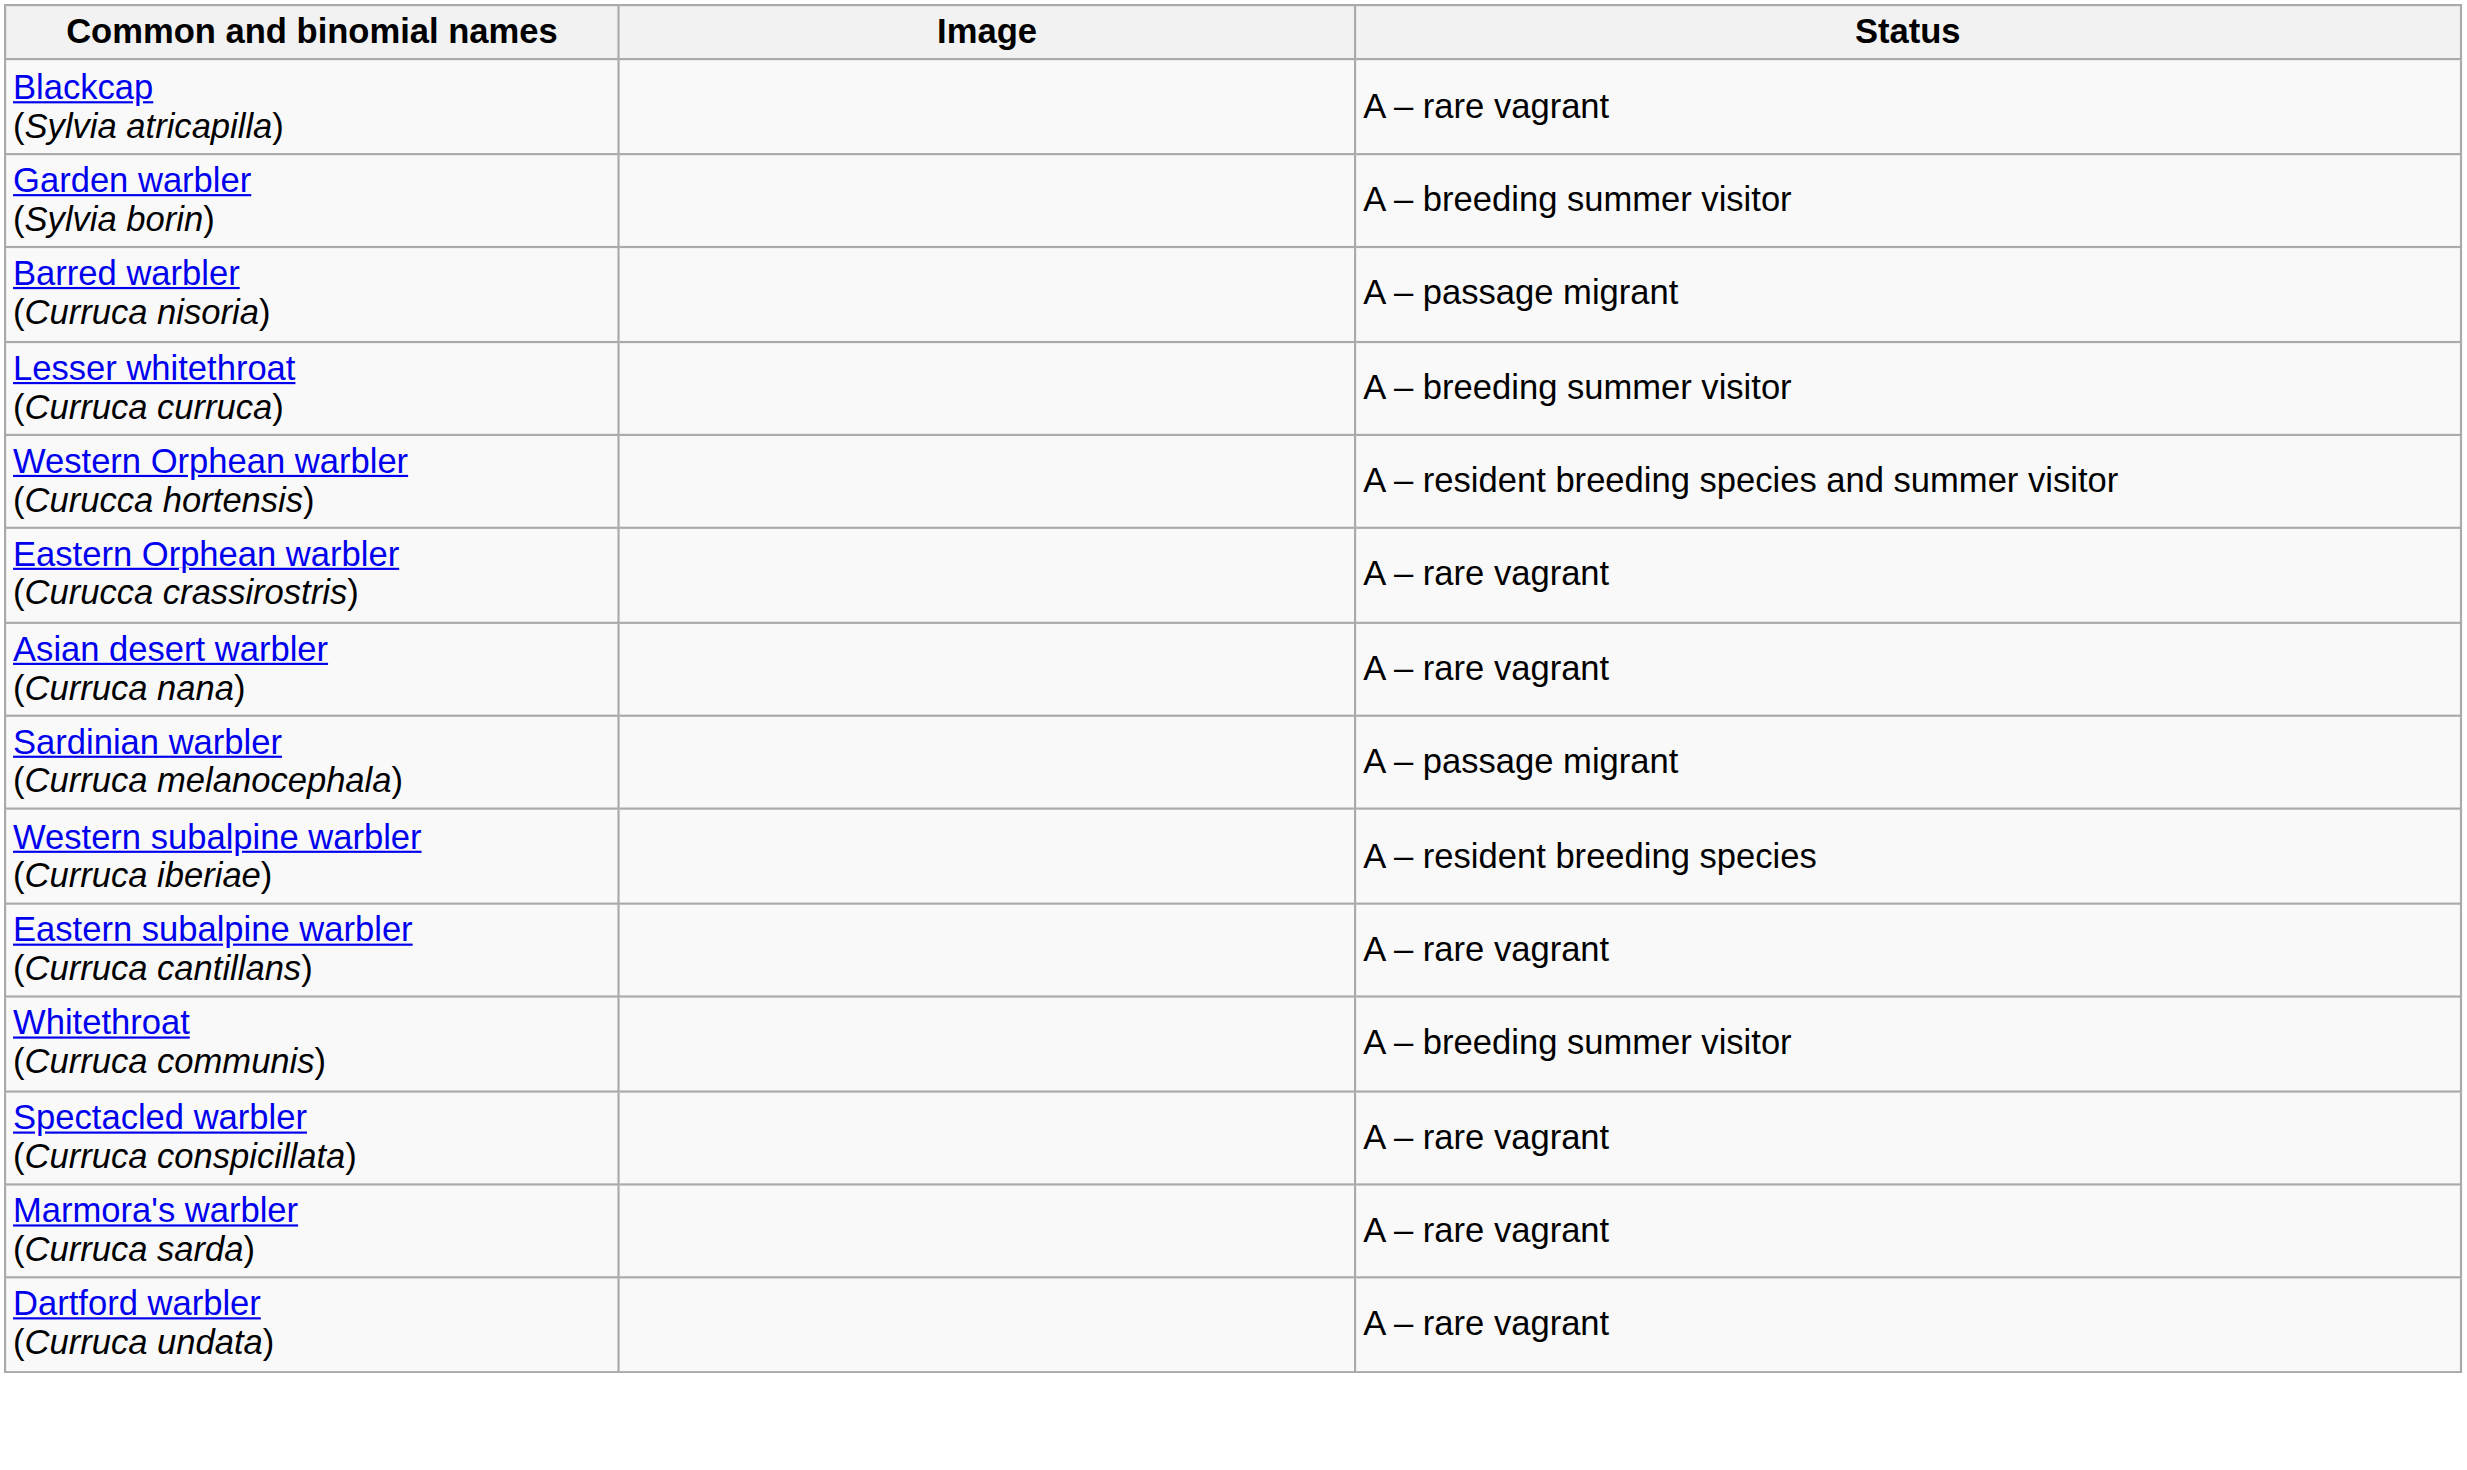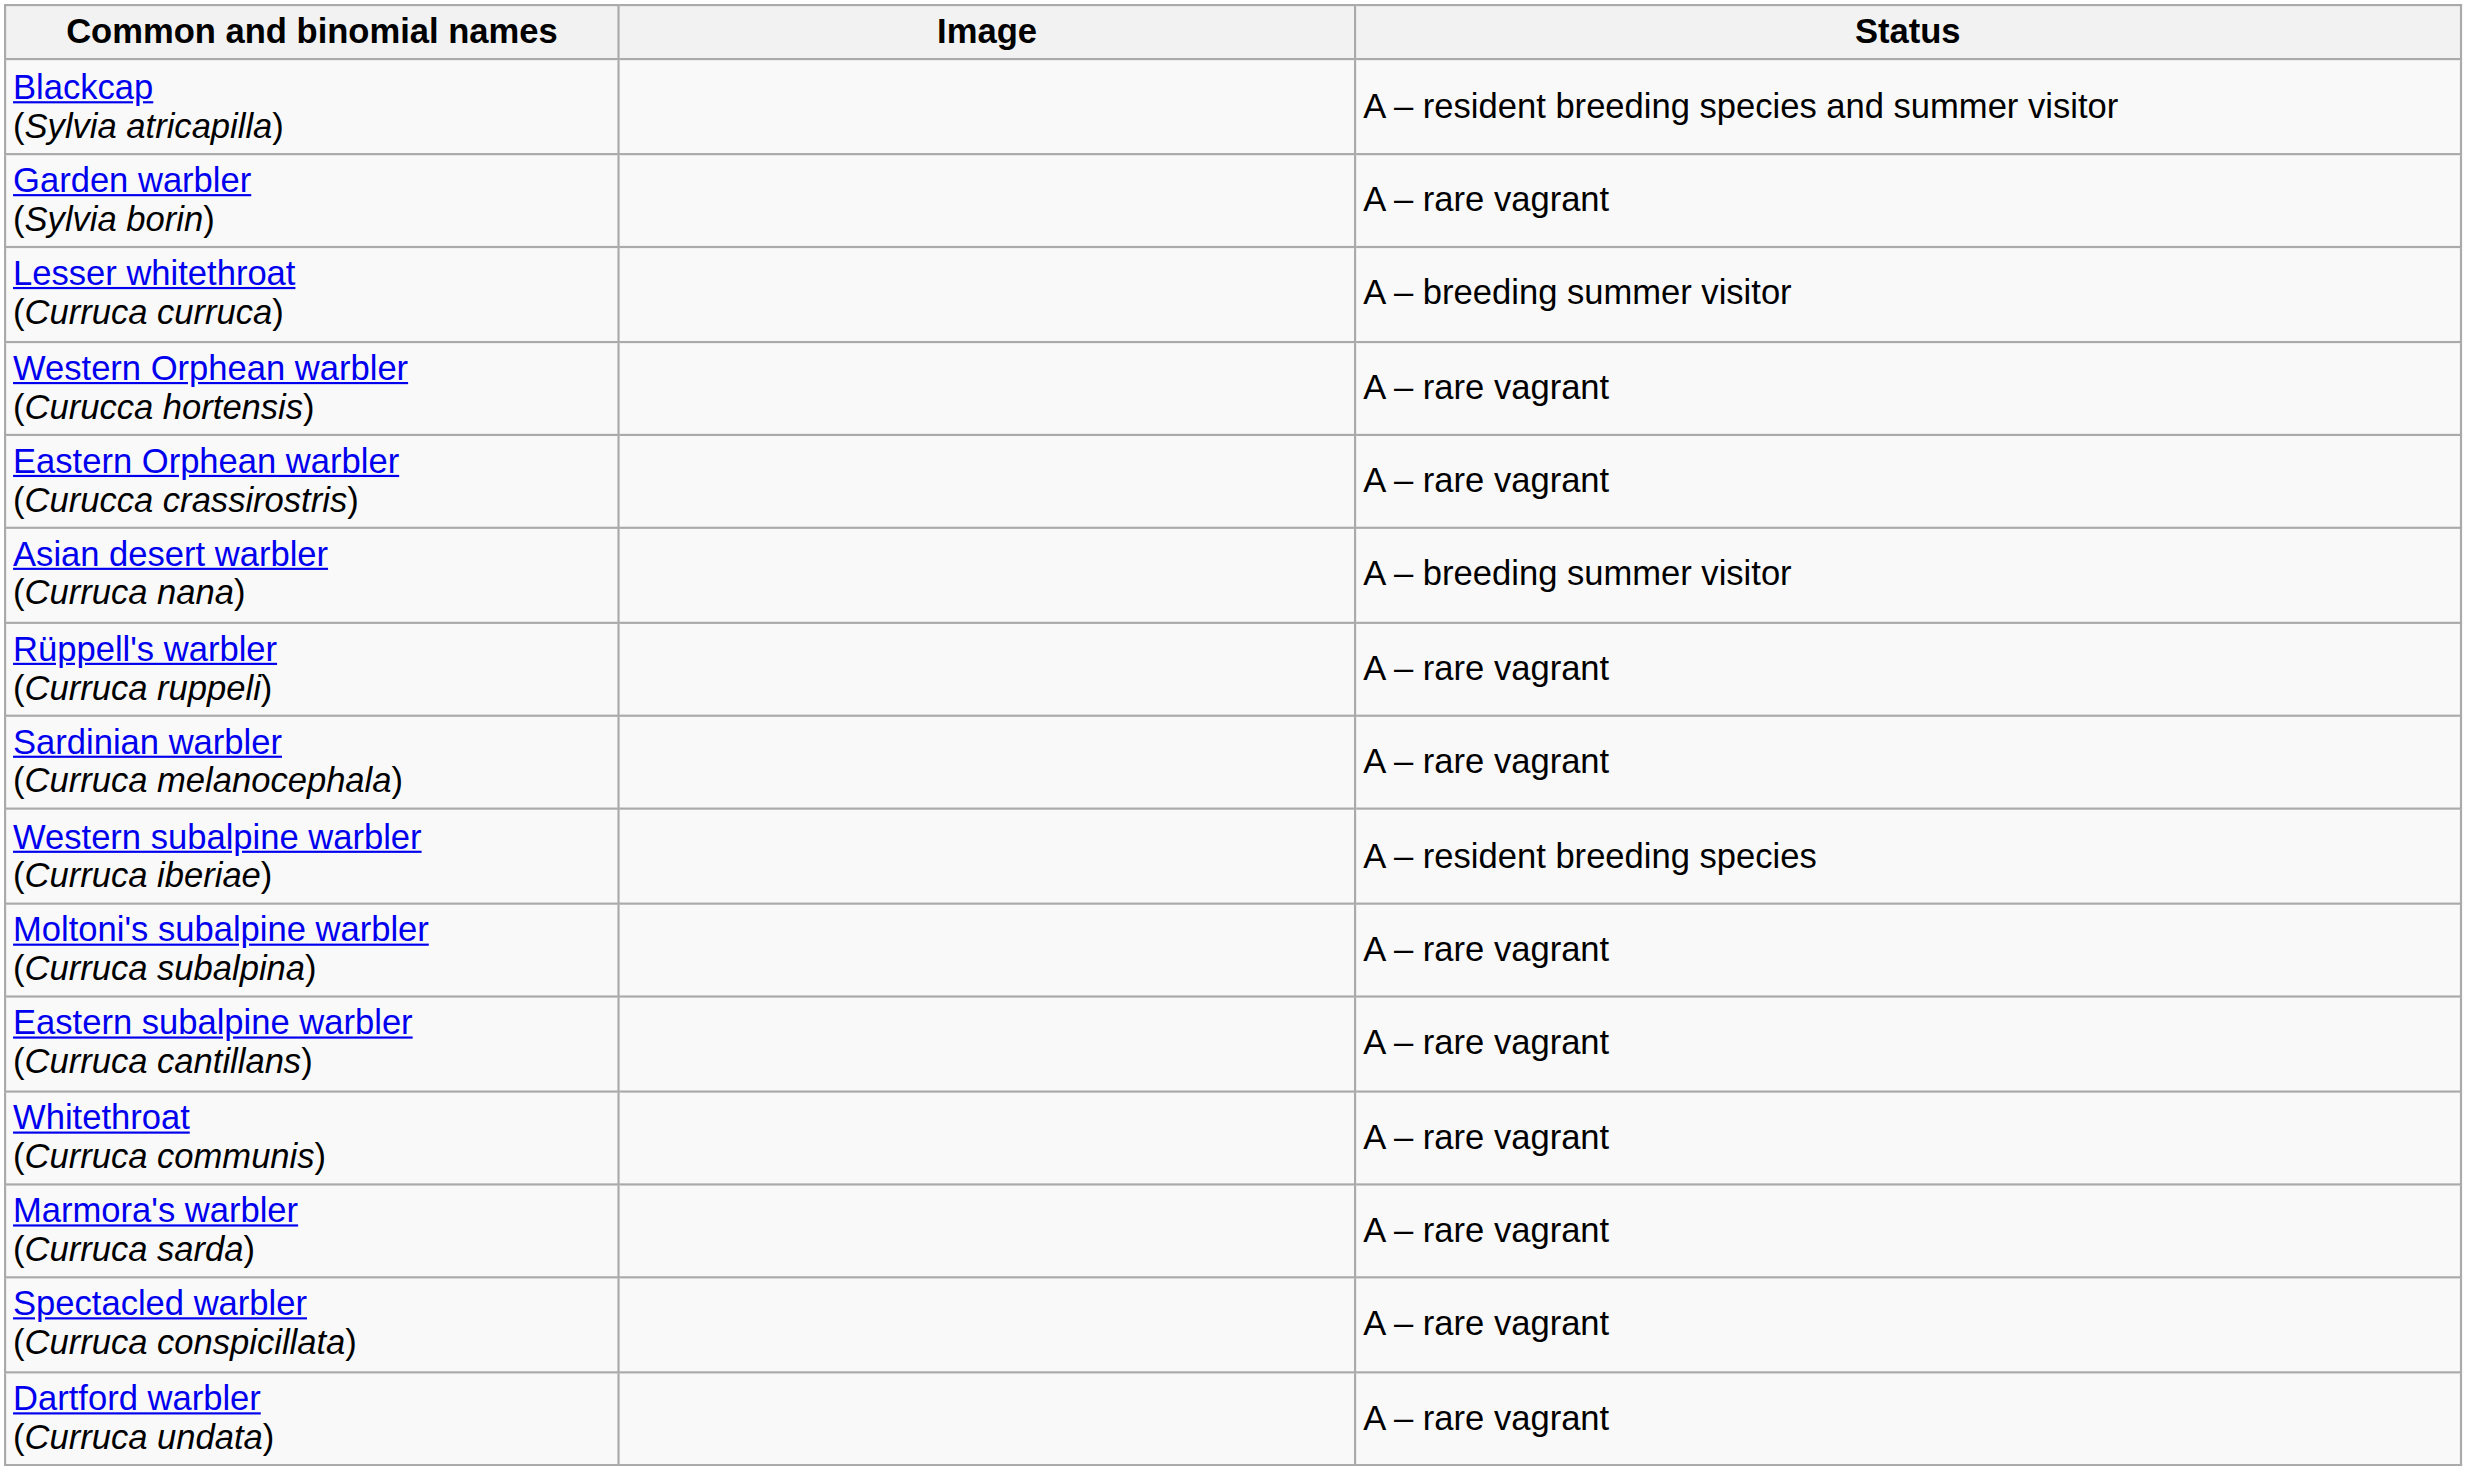(1486, 106) A – rare vagrant -> (1741, 106) A – resident breeding species and summer visitor
(1577, 199) A – breeding summer visitor -> (1486, 199) A – rare vagrant
- row: (142, 293)
(1741, 480) A – resident breeding species and summer visitor -> (1486, 387) A – rare vagrant
(1486, 668) A – rare vagrant -> (1577, 574) A – breeding summer visitor
+ row: (145, 668)
(1521, 761) A – passage migrant -> (1486, 761) A – rare vagrant
+ row: (221, 949)
(1577, 1043) A – breeding summer visitor -> (1486, 1136) A – rare vagrant
rows swapped: (185, 1136) <-> (156, 1230)
